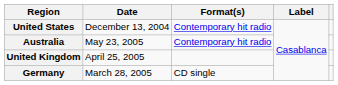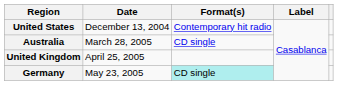(114, 42) May 23, 2005 -> (118, 42) March 28, 2005
(223, 42) Contemporary hit radio -> (195, 42) CD single
(118, 73) March 28, 2005 -> (114, 73) May 23, 2005
(195, 73) no background -> (195, 73) paleturquoise background
